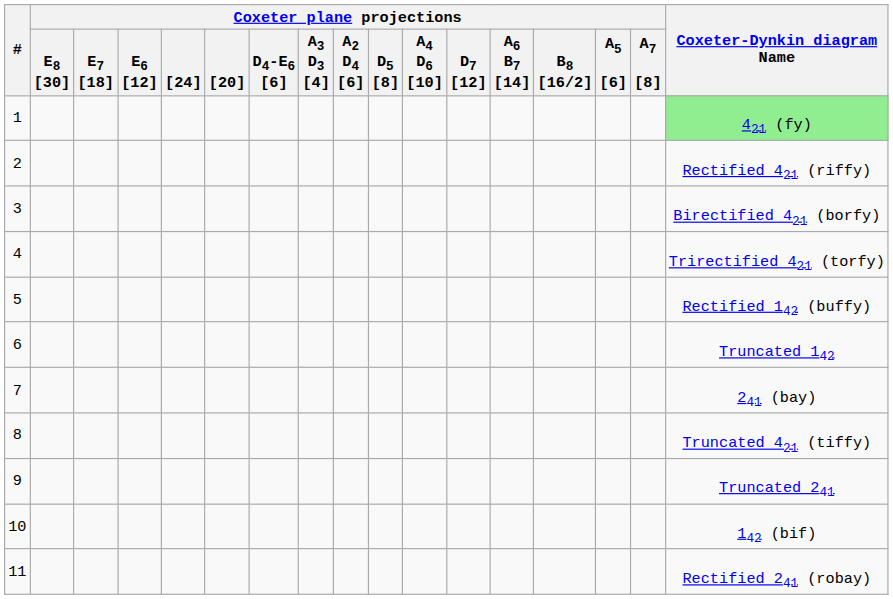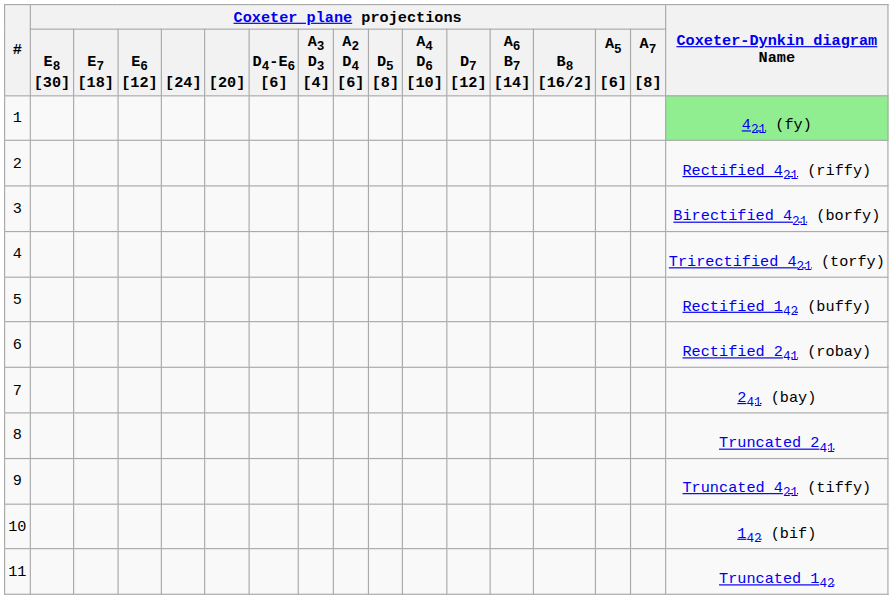(777, 354) Truncated 142 -> (777, 354) Rectified 241 (robay)
(777, 444) Truncated 421 (tiffy) -> (777, 444) Truncated 241
(777, 490) Truncated 241 -> (777, 490) Truncated 421 (tiffy)
(777, 581) Rectified 241 (robay) -> (777, 581) Truncated 142
